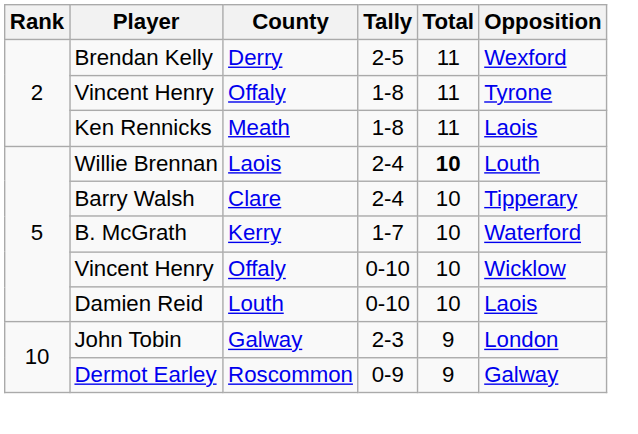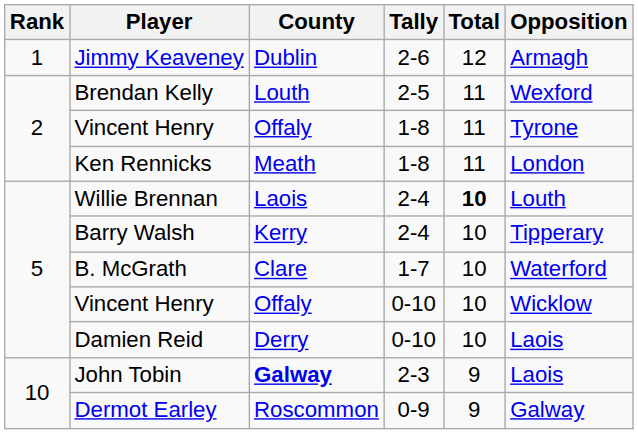+ row: (159, 57)
(255, 57) Derry -> (282, 92) Louth
(511, 127) Laois -> (547, 163) London
(255, 198) Clare -> (281, 233) Kerry
(255, 233) Kerry -> (281, 269) Clare
(256, 304) Louth -> (281, 339) Derry
(265, 339) normal -> (293, 374) bold
(521, 339) London -> (537, 374) Laois
